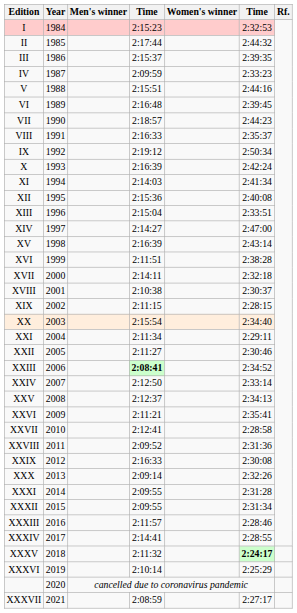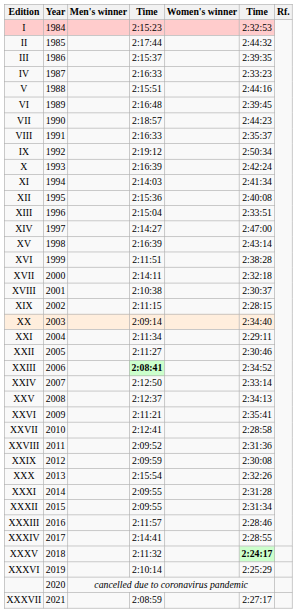(147, 74) 2:09:59 -> (147, 74) 2:16:33
(147, 321) 2:15:54 -> (147, 321) 2:09:14
(147, 461) 2:16:33 -> (147, 461) 2:09:59
(147, 476) 2:09:14 -> (147, 476) 2:15:54
